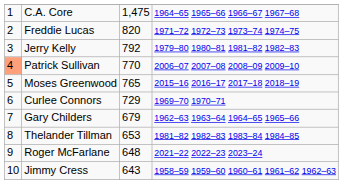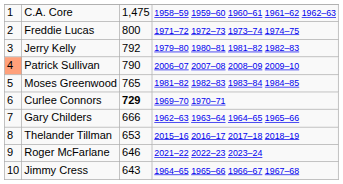(227, 13) 1964–65 1965–66 1966–67 1967–68 -> (245, 13) 1958–59 1959–60 1960–61 1961–62 1962–63
(131, 30) 820 -> (131, 30) 800
(131, 65) 770 -> (131, 65) 790
(227, 83) 2015–16 2016–17 2017–18 2018–19 -> (227, 83) 1981–82 1982–83 1983–84 1984–85
(131, 100) normal -> (131, 100) bold
(131, 118) 679 -> (131, 118) 666
(227, 136) 1981–82 1982–83 1983–84 1984–85 -> (227, 136) 2015–16 2016–17 2017–18 2018–19
(131, 153) 648 -> (131, 153) 646
(245, 171) 1958–59 1959–60 1960–61 1961–62 1962–63 -> (227, 171) 1964–65 1965–66 1966–67 1967–68
